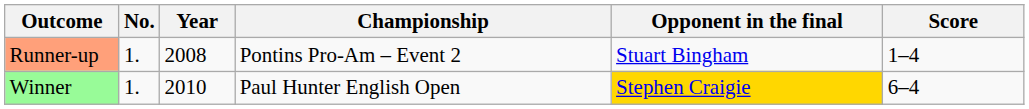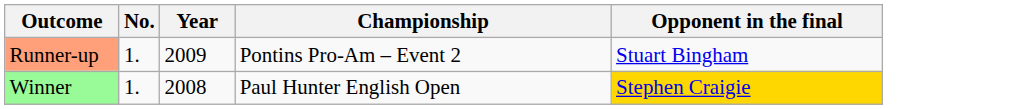- column: (953, 21)
(185, 54) 2008 -> (185, 54) 2009
(185, 87) 2010 -> (185, 87) 2008
